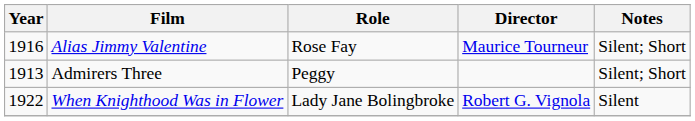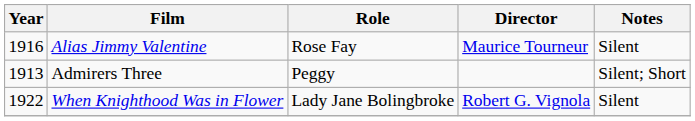(642, 45) Silent; Short -> (619, 45) Silent
